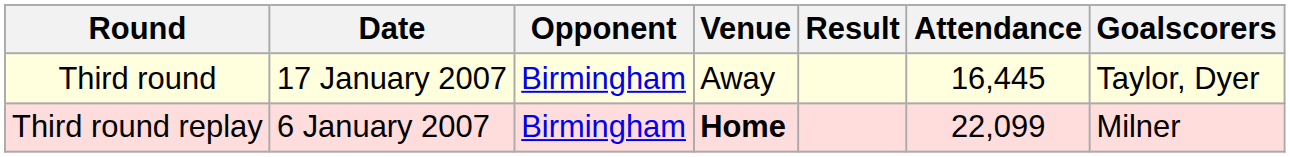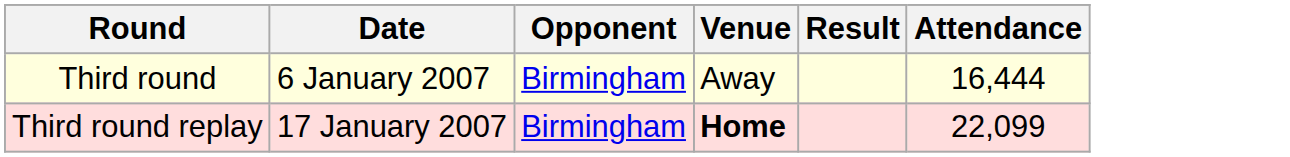- column: (1187, 28)
(392, 77) 17 January 2007 -> (383, 77) 6 January 2007
(998, 77) 16,445 -> (998, 77) 16,444
(383, 126) 6 January 2007 -> (392, 126) 17 January 2007
